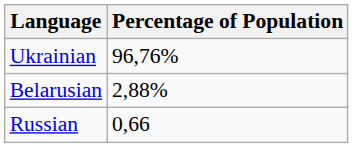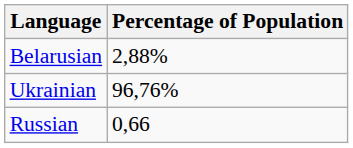rows swapped: (53, 55) <-> (56, 90)
